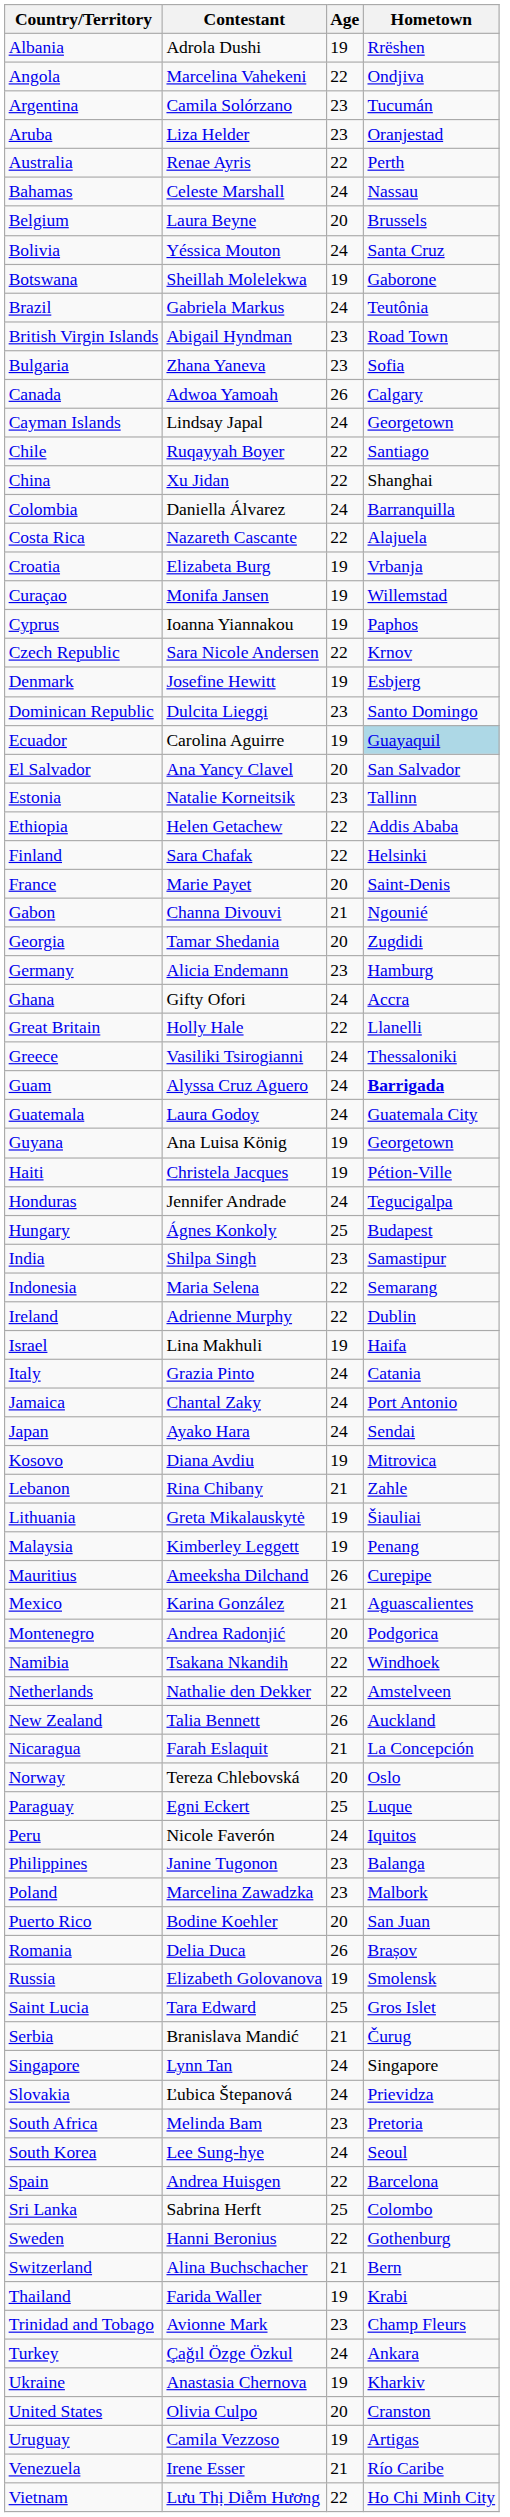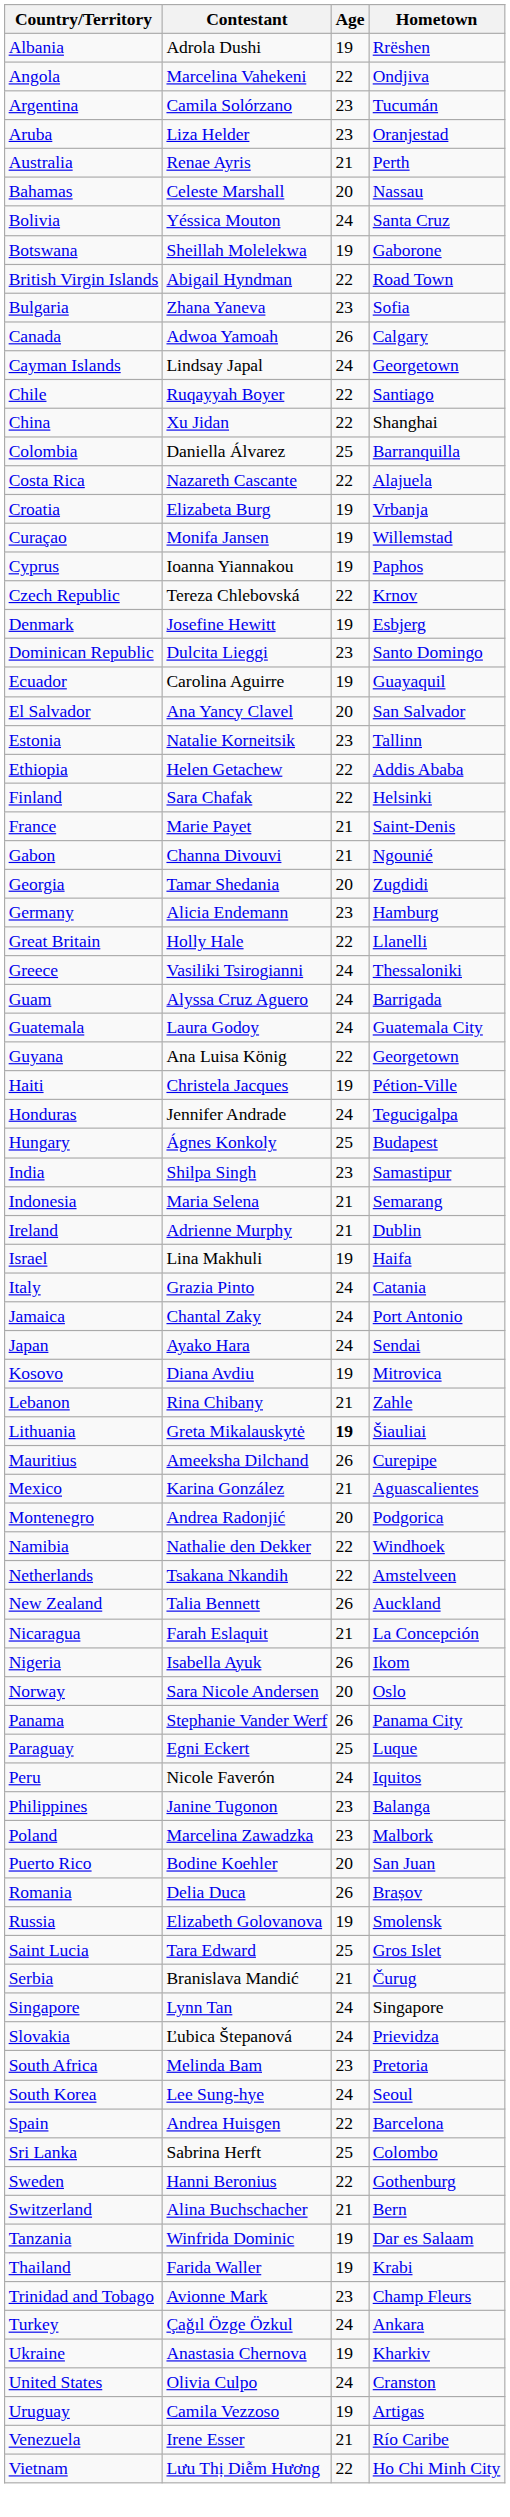(339, 163) 22 -> (344, 163) 21
(339, 192) 24 -> (344, 192) 20
- row: (39, 220)
- row: (30, 307)
(339, 336) 23 -> (344, 278) 22
(339, 509) 24 -> (344, 451) 25
(243, 653) Sara Nicole Andersen -> (233, 595) Tereza Chlebovská
(404, 739) lightblue background -> (409, 682) no background
(339, 883) 20 -> (344, 826) 21
- row: (31, 999)
(406, 1085) bold -> (407, 999) normal
(339, 1143) 19 -> (344, 1056) 22
(339, 1287) 22 -> (344, 1200) 21
(339, 1316) 22 -> (344, 1229) 21
(339, 1517) normal -> (344, 1431) bold
- row: (41, 1546)
(227, 1661) Tsakana Nkandih -> (239, 1546) Nathalie den Dekker
(239, 1690) Nathalie den Dekker -> (227, 1575) Tsakana Nkandih
+ row: (35, 1661)
(233, 1777) Tereza Chlebovská -> (243, 1690) Sara Nicole Andersen
+ row: (36, 1719)
+ row: (40, 2238)
(339, 2411) 20 -> (344, 2382) 24
